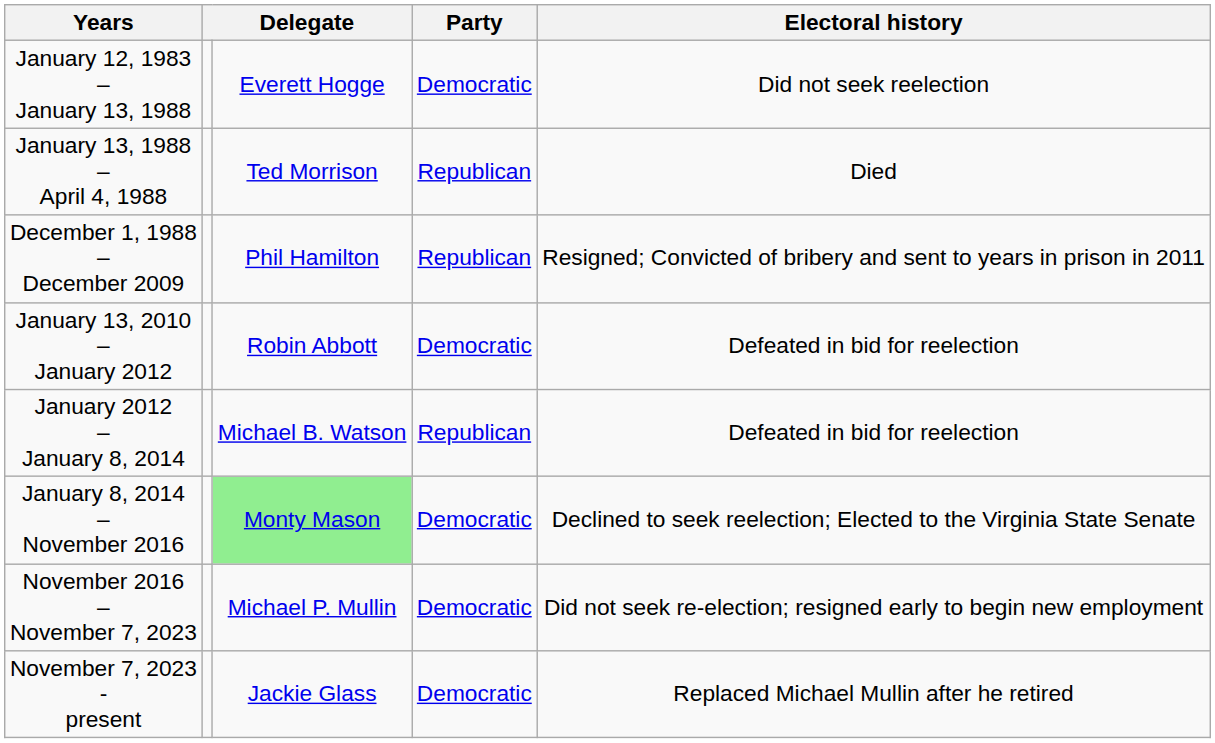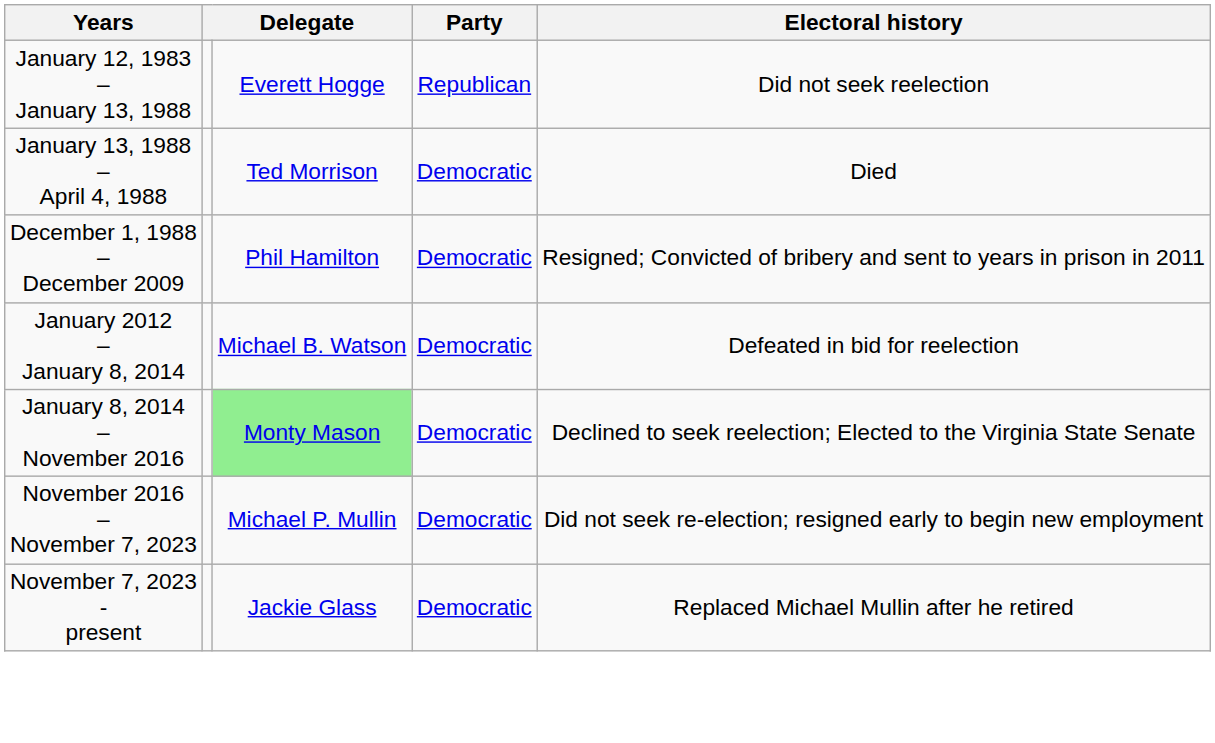(474, 84) Democratic -> (474, 84) Republican
(474, 171) Republican -> (474, 171) Democratic
(474, 258) Republican -> (474, 258) Democratic
- row: (103, 345)
(474, 432) Republican -> (474, 345) Democratic
